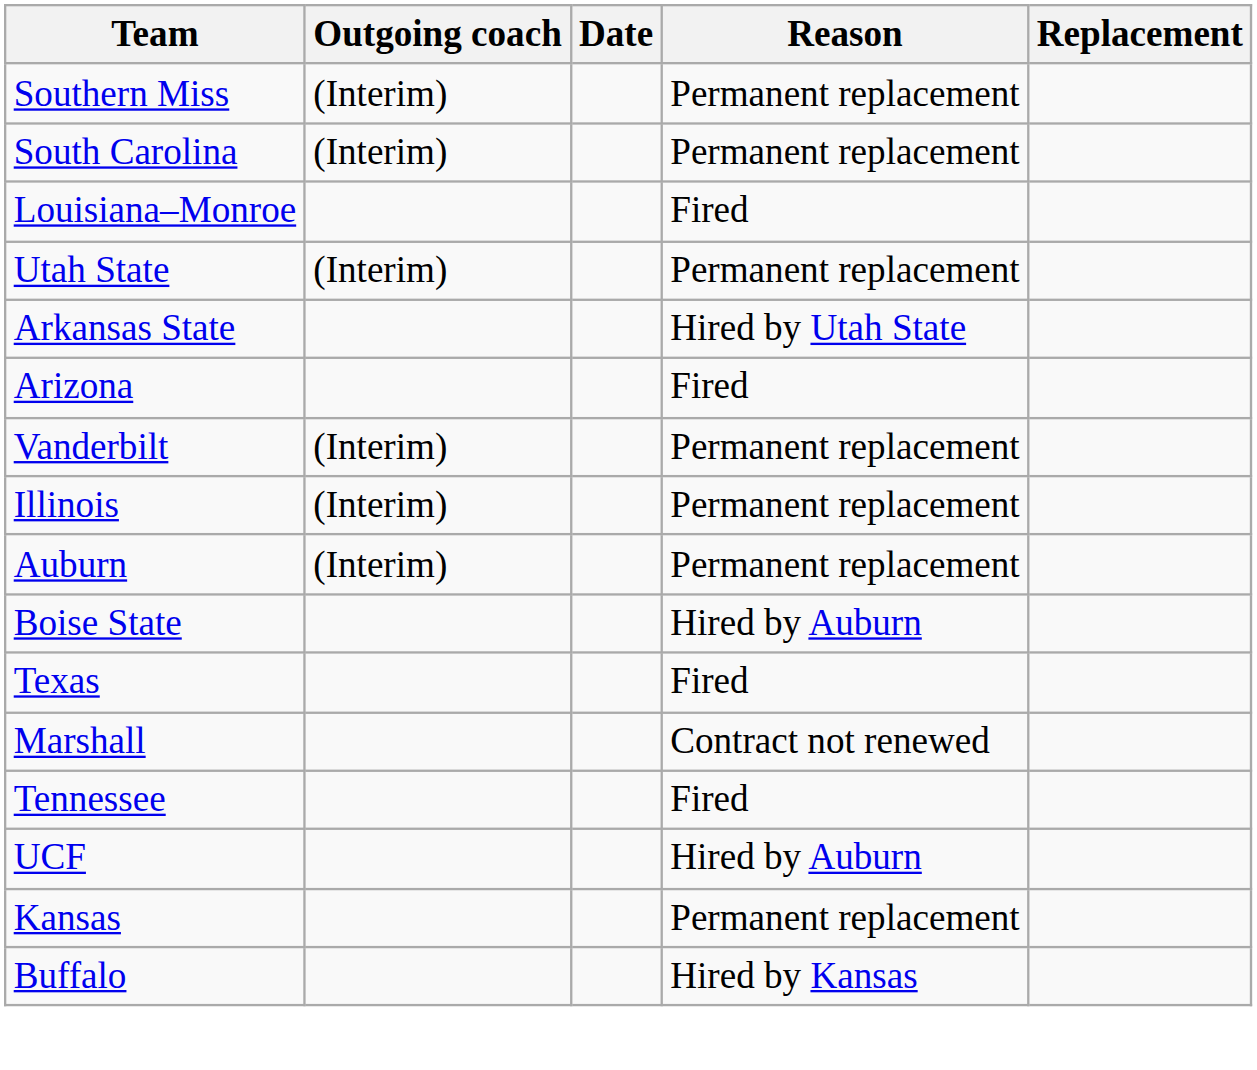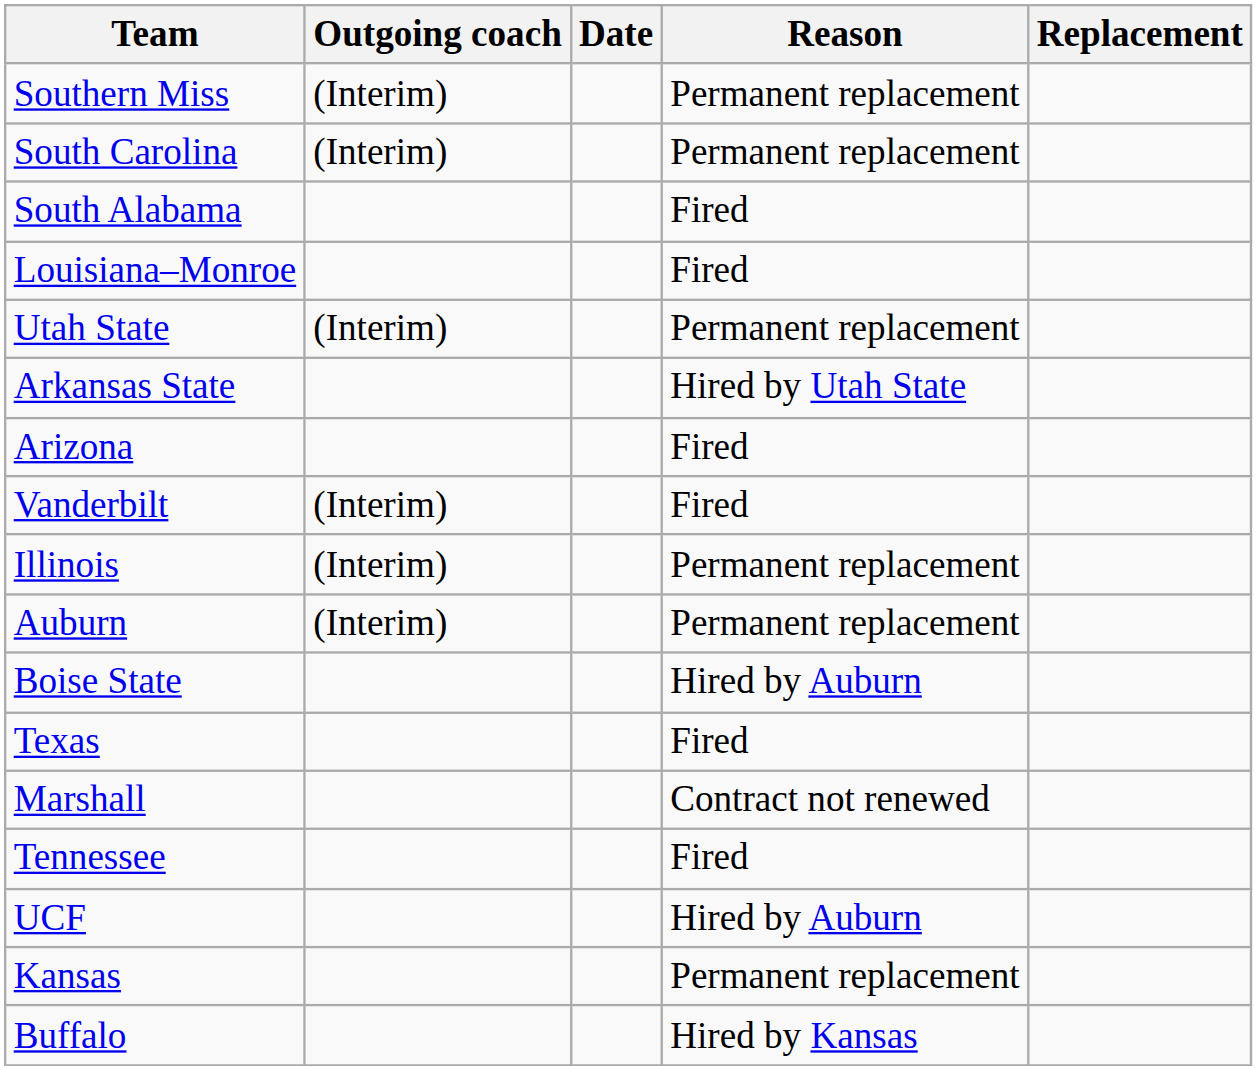+ row: (128, 210)
(845, 446) Permanent replacement -> (709, 504) Fired
